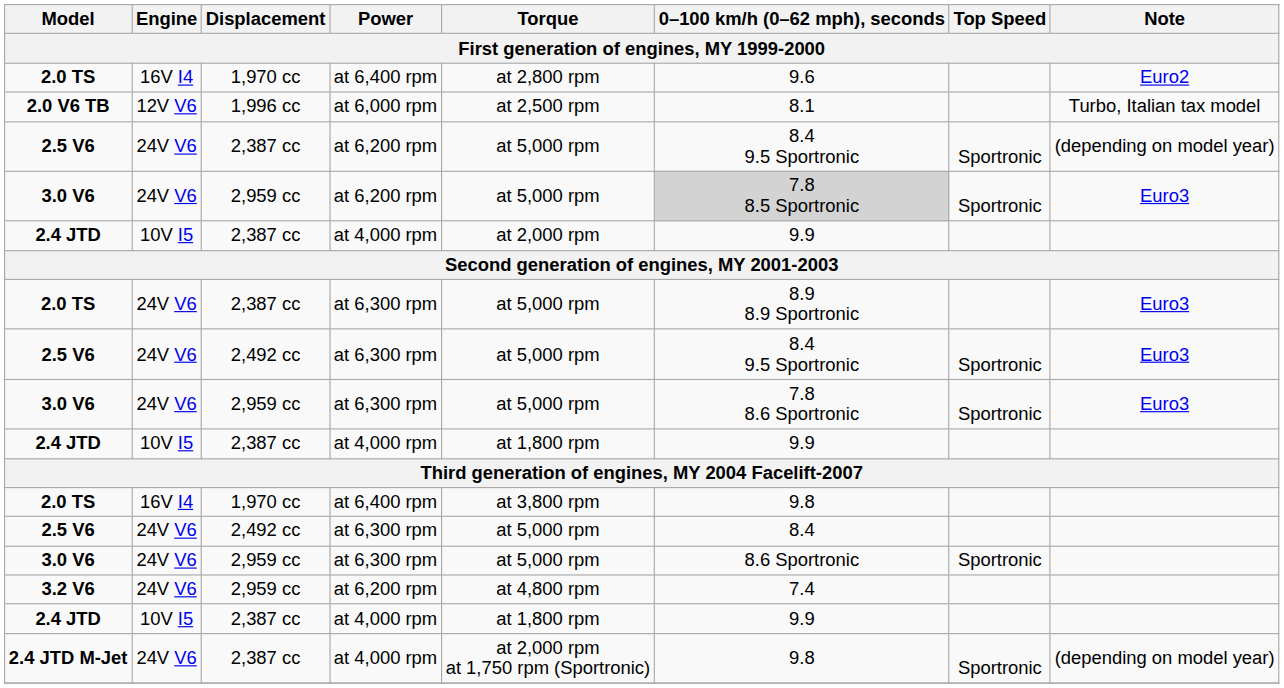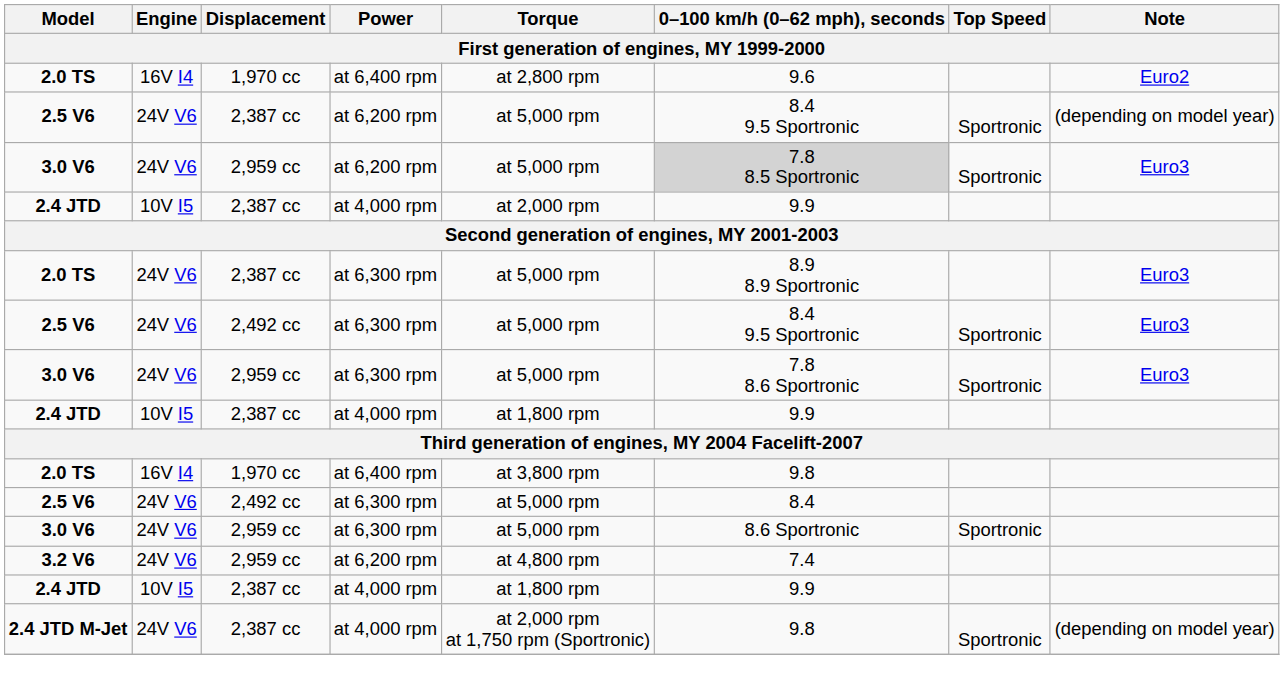- row: (68, 106)
